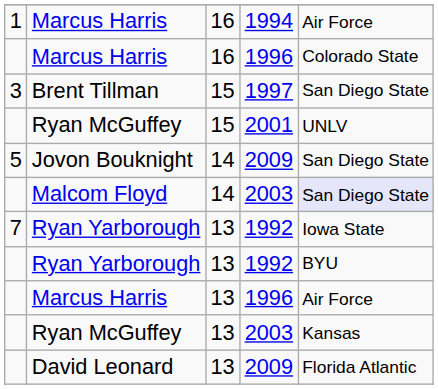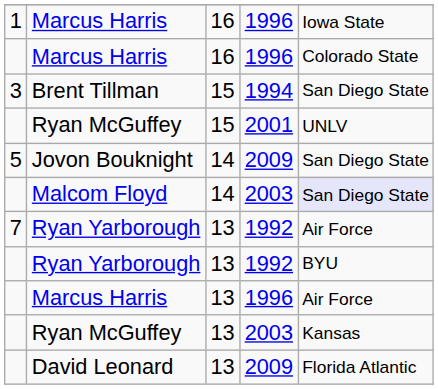(269, 21) 1994 -> (269, 21) 1996
(338, 22) Air Force -> (343, 22) Iowa State
(269, 90) 1997 -> (269, 90) 1994
(343, 229) Iowa State -> (338, 229) Air Force
